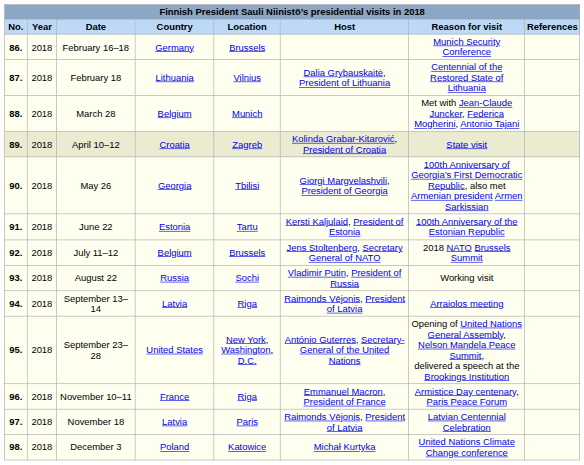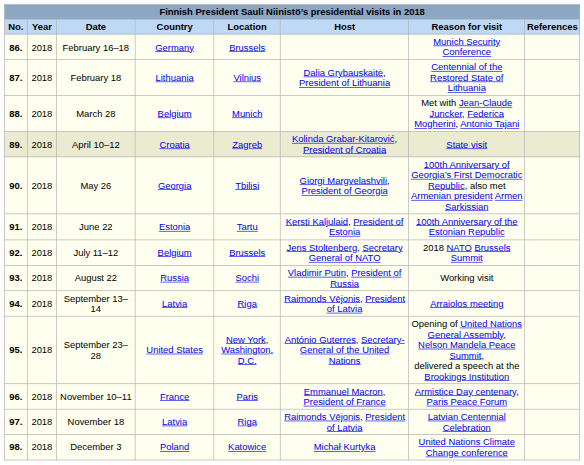(247, 397) Riga -> (247, 397) Paris
(247, 422) Paris -> (247, 422) Riga
